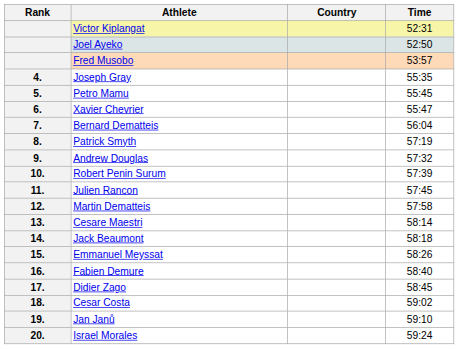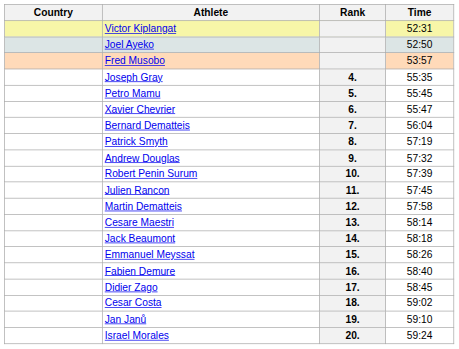columns swapped: (38, 13) <-> (337, 13)
